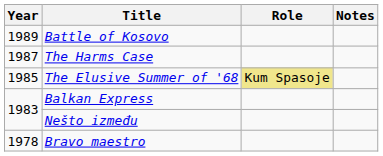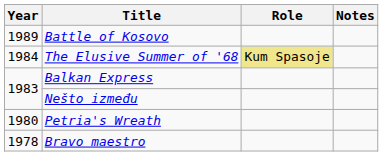- row: (99, 57)
(23, 78) 1985 -> (23, 57) 1984
+ row: (103, 120)
